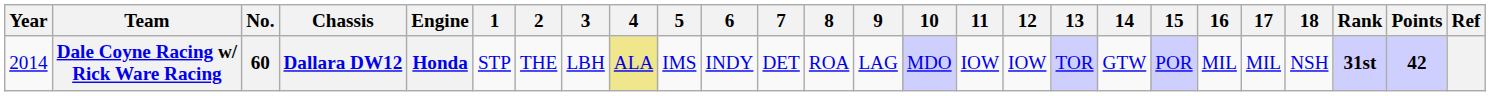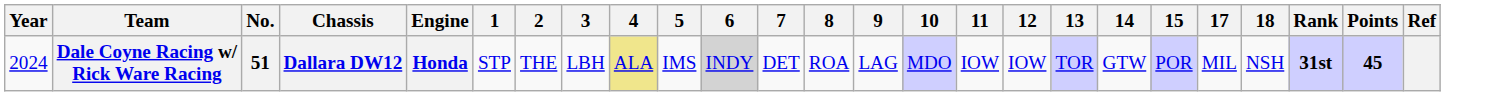- column: (1219, 19)
(28, 62) 2014 -> (28, 62) 2024
(260, 62) 60 -> (260, 62) 51
(729, 62) no background -> (729, 62) lightgrey background
(1417, 62) 42 -> (1373, 62) 45
